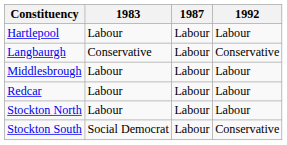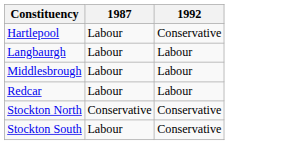- column: (128, 14)
(233, 33) Labour -> (189, 33) Conservative
(247, 52) Conservative -> (175, 52) Labour
(192, 110) Labour -> (120, 110) Conservative
(233, 110) Labour -> (189, 110) Conservative
